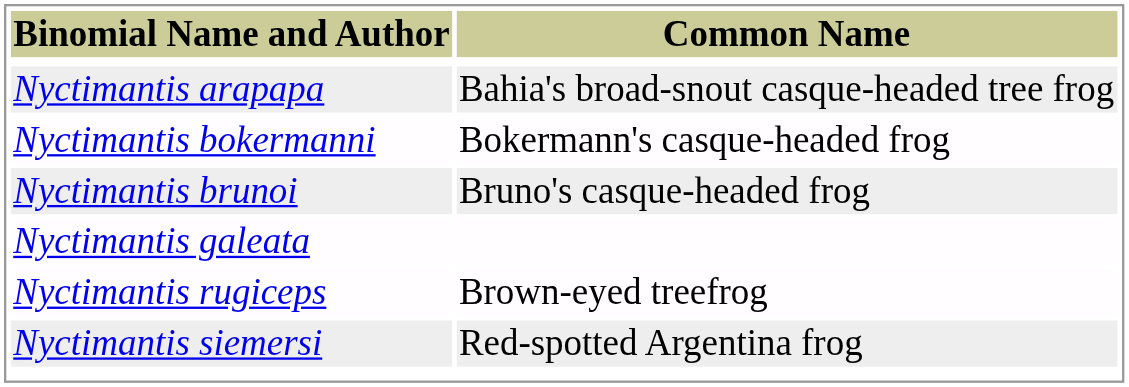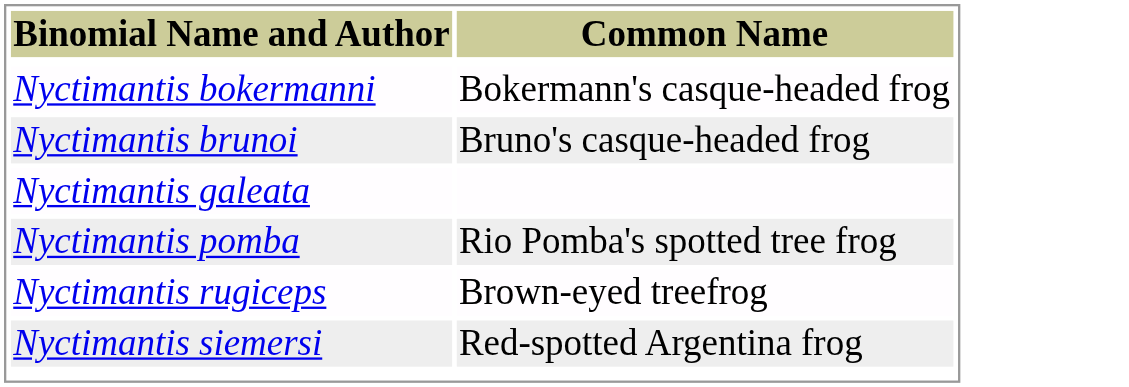- row: (169, 88)
+ row: (156, 241)
